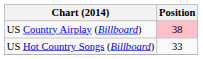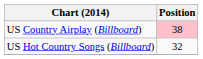(177, 46) 33 -> (177, 46) 32
